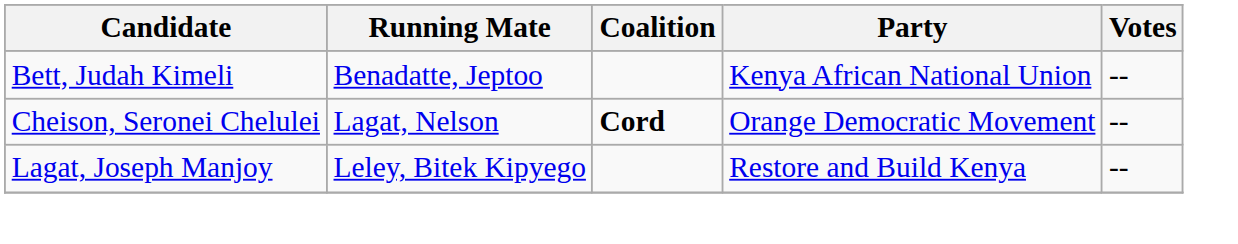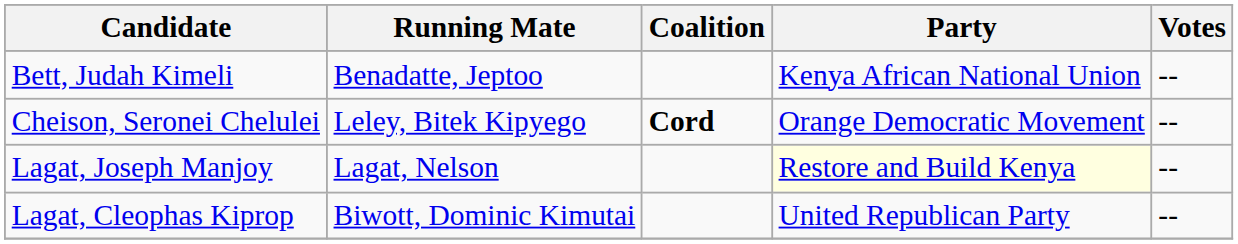(416, 121) Lagat, Nelson -> (460, 121) Leley, Bitek Kipyego
(460, 167) Leley, Bitek Kipyego -> (416, 167) Lagat, Nelson
(878, 167) no background -> (927, 167) lightyellow background
+ row: (153, 214)
